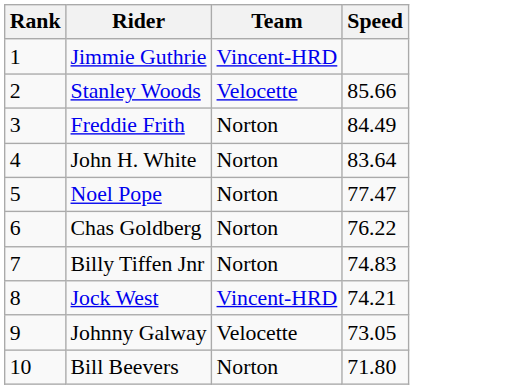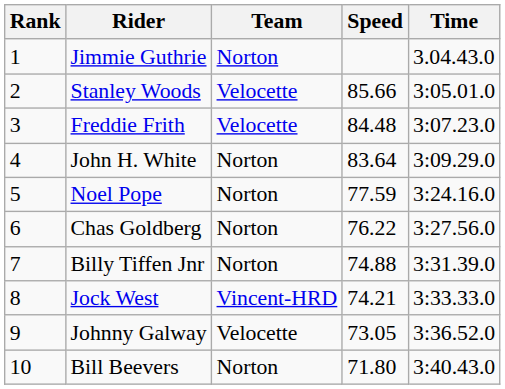+ column: (454, 21)
(277, 56) Vincent-HRD -> (247, 56) Norton
(247, 125) Norton -> (257, 125) Velocette
(372, 125) 84.49 -> (372, 125) 84.48
(372, 194) 77.47 -> (372, 194) 77.59
(372, 263) 74.83 -> (372, 263) 74.88
